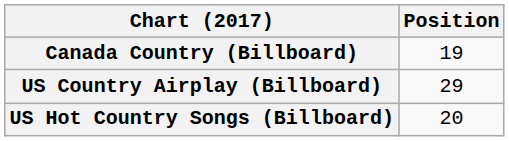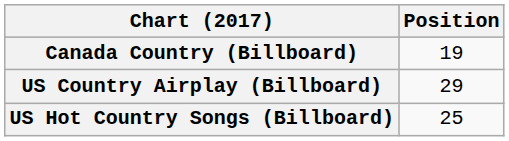(452, 119) 20 -> (452, 119) 25
